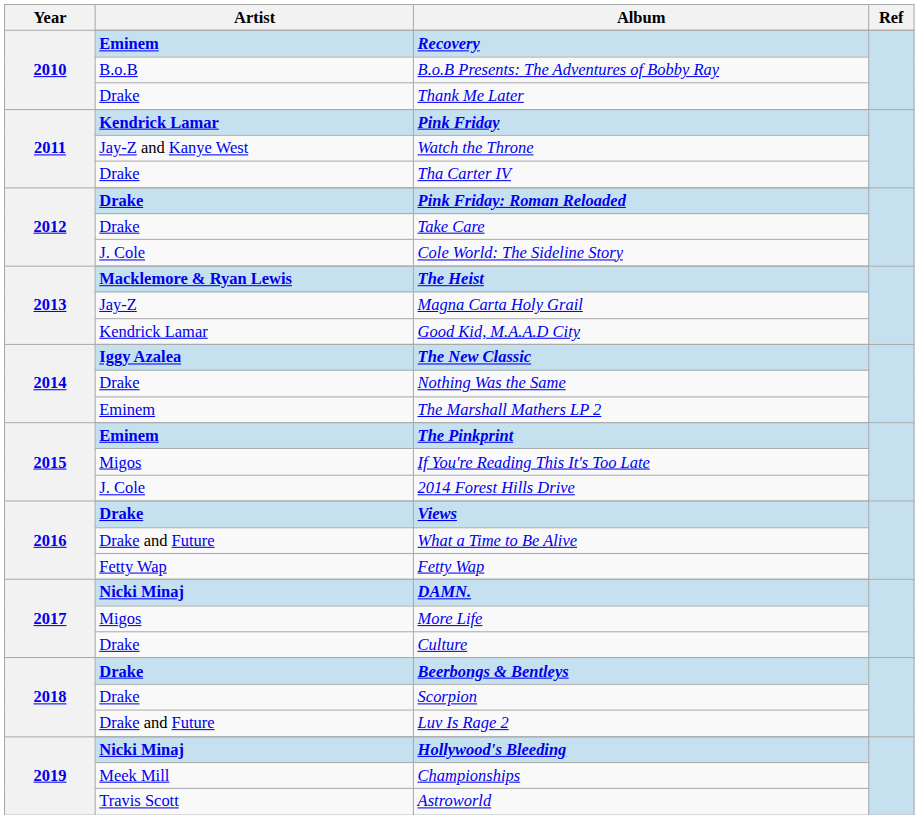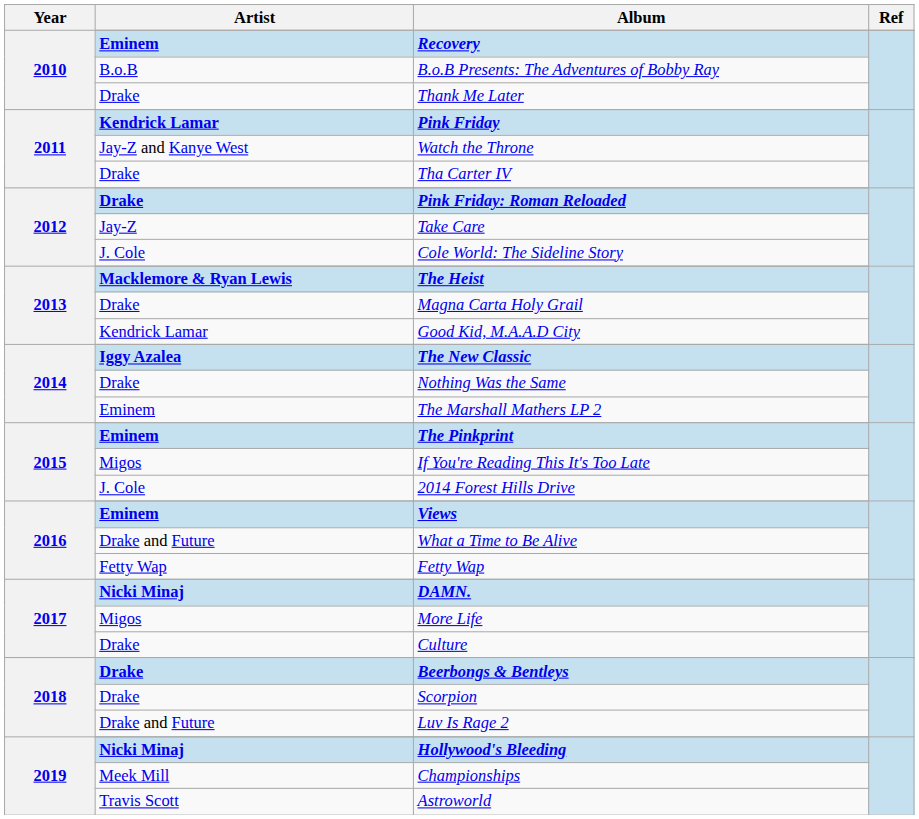(119, 226) Drake -> (118, 226) Jay-Z
(118, 305) Jay-Z -> (119, 305) Drake
(121, 514) Drake -> (129, 514) Eminem
